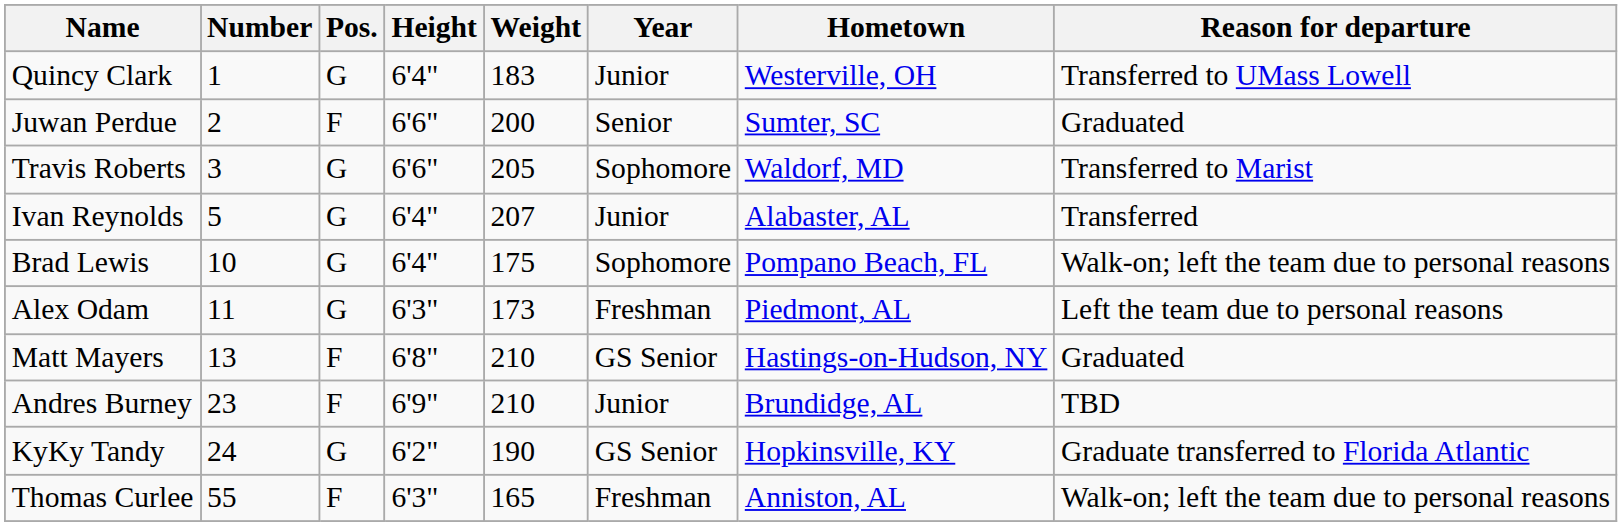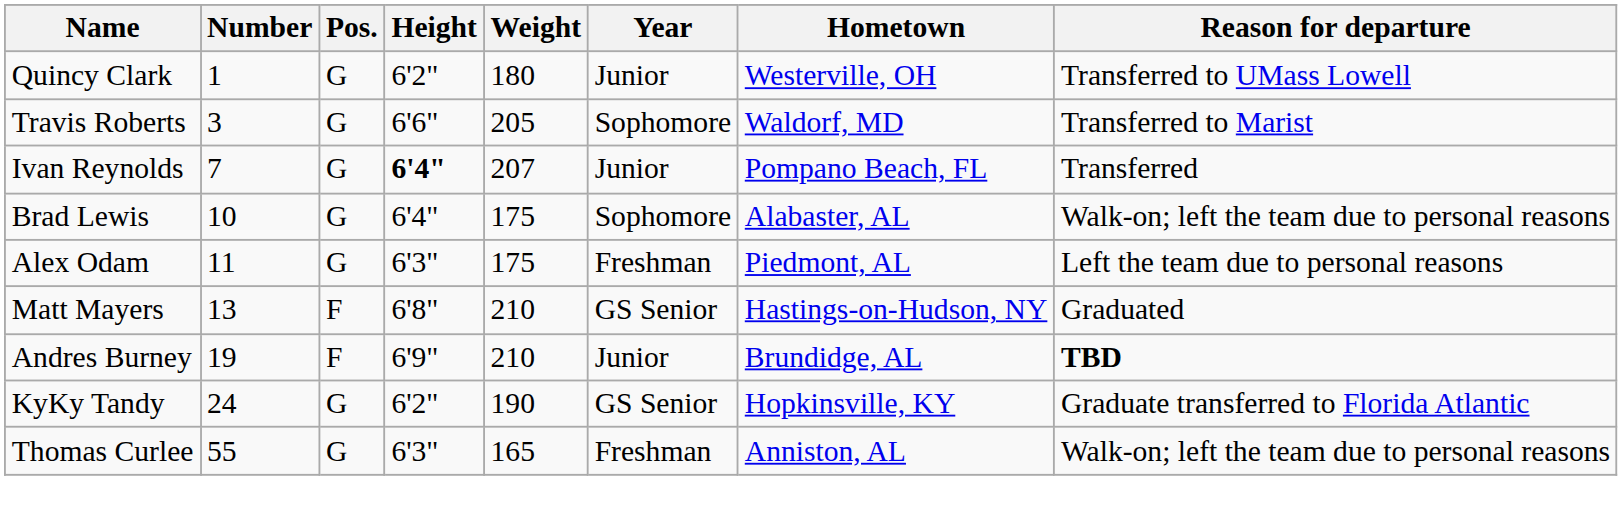(415, 74) 6'4" -> (415, 74) 6'2"
(513, 74) 183 -> (513, 74) 180
- row: (94, 121)
(214, 215) 5 -> (214, 168) 7
(415, 215) normal -> (419, 168) bold
(827, 215) Alabaster, AL -> (866, 168) Pompano Beach, FL
(866, 262) Pompano Beach, FL -> (827, 215) Alabaster, AL
(513, 309) 173 -> (513, 262) 175
(222, 403) 23 -> (222, 356) 19
(1091, 403) normal -> (1091, 356) bold
(334, 497) F -> (337, 450) G
